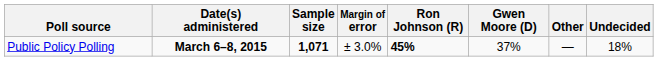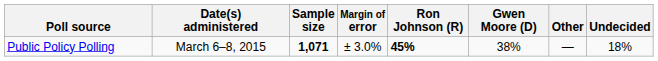(221, 46) bold -> (221, 46) normal
(509, 46) 37% -> (509, 46) 38%
